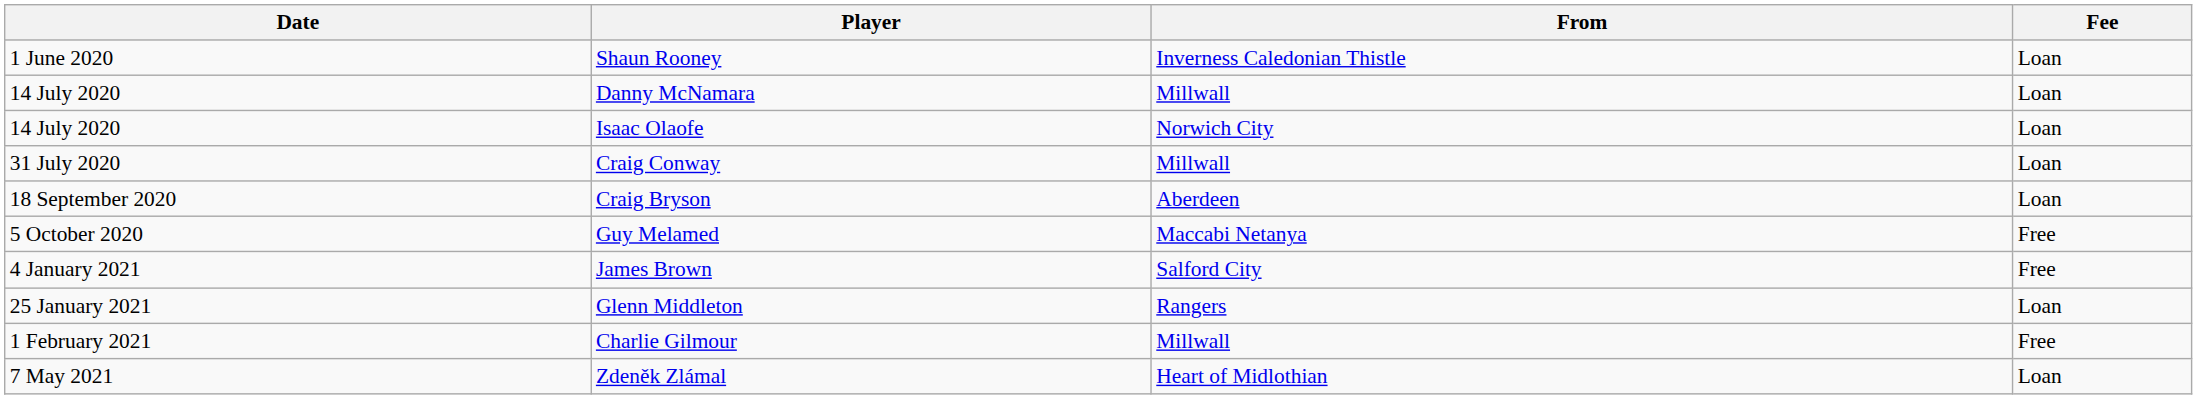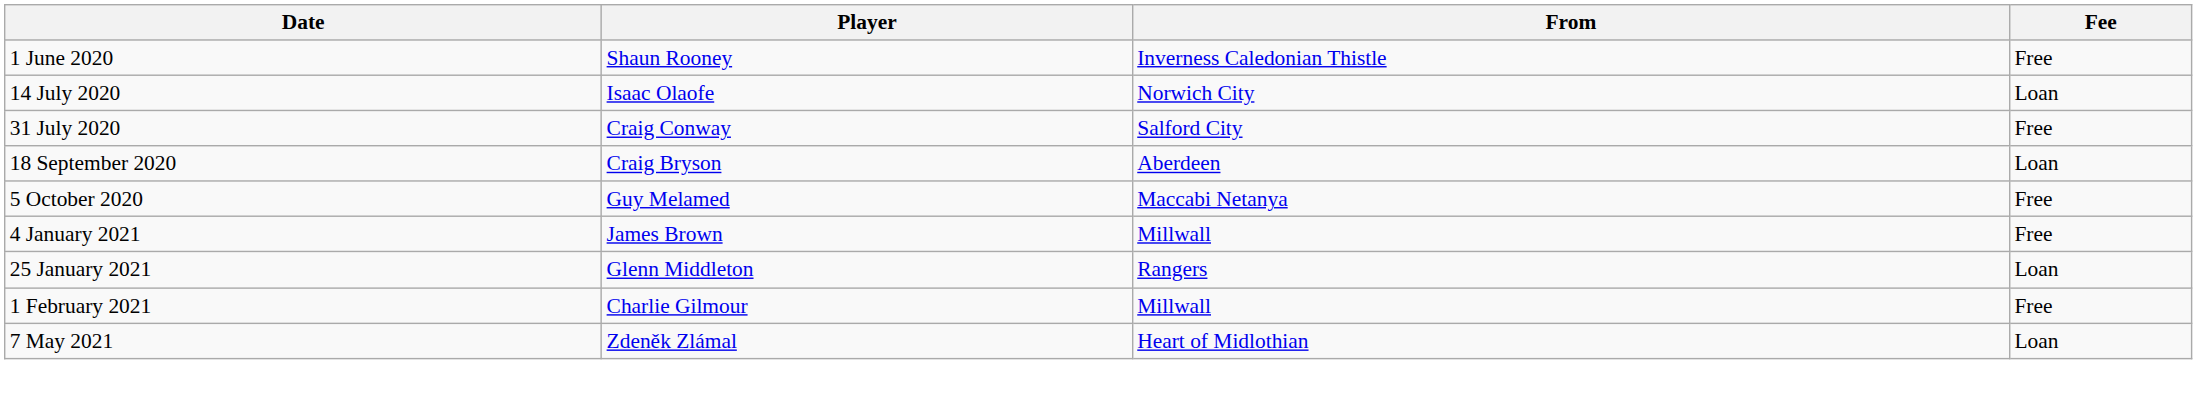(2040, 57) Loan -> (2033, 57) Free
- row: (675, 93)
(1193, 163) Millwall -> (1190, 128) Salford City
(2040, 163) Loan -> (2033, 128) Free
(1209, 269) Salford City -> (1174, 234) Millwall
